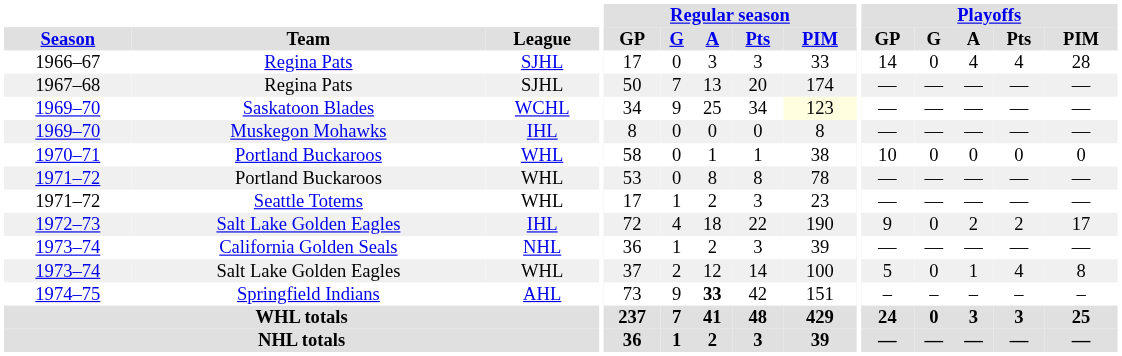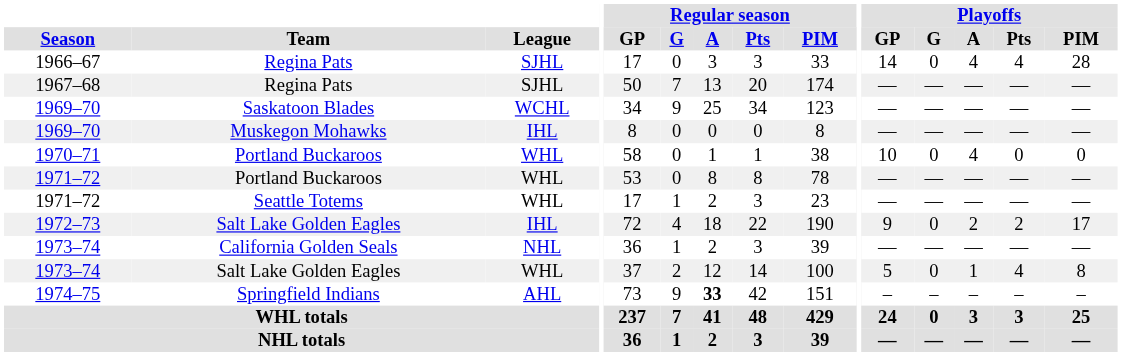(820, 108) lightyellow background -> (820, 108) no background
(973, 154) 0 -> (973, 154) 4
